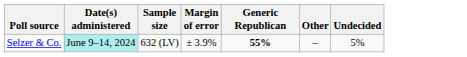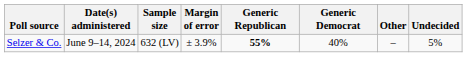+ column: (338, 19)
(101, 43) paleturquoise background -> (101, 43) no background
